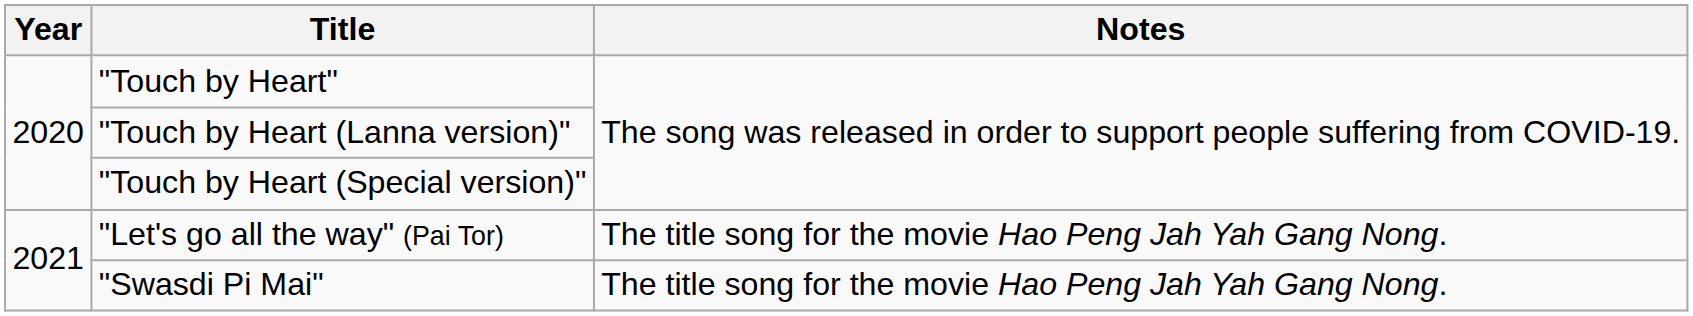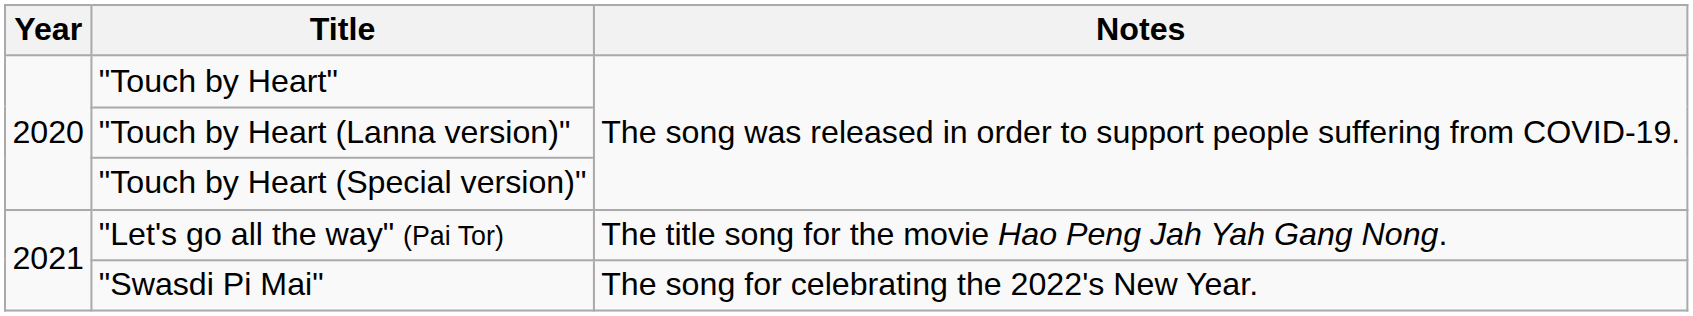(1024, 285) The title song for the movie Hao Peng Jah Yah Gang Nong. -> (930, 285) The song for celebrating the 2022's New Year.
